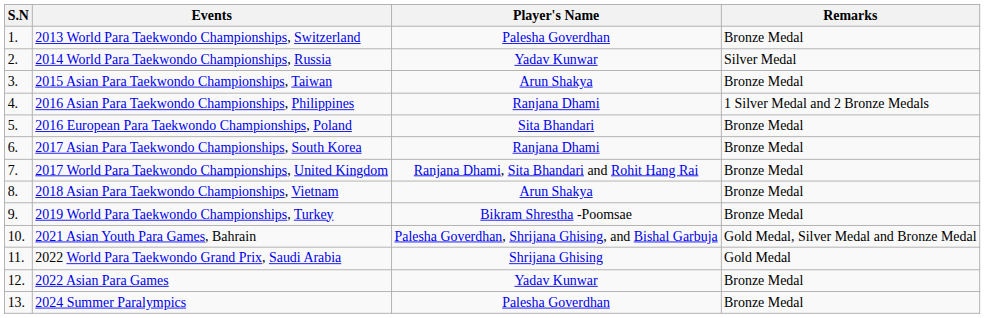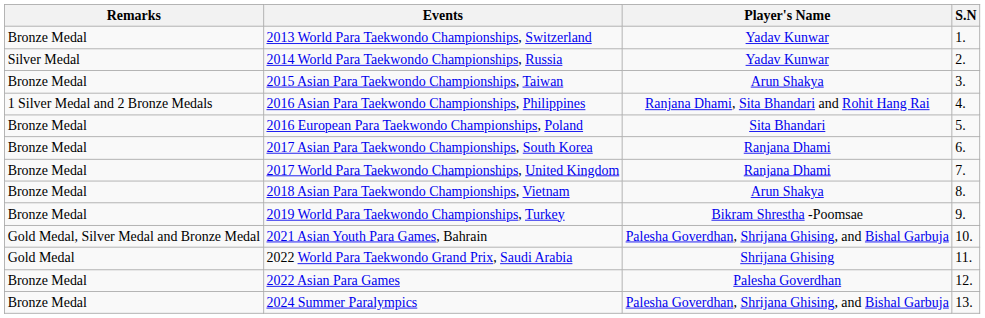columns swapped: (18, 15) <-> (850, 15)
(556, 37) Palesha Goverdhan -> (787, 37) Yadav Kunwar
(556, 103) Ranjana Dhami -> (787, 103) Ranjana Dhami, Sita Bhandari and Rohit Hang Rai
(556, 170) Ranjana Dhami, Sita Bhandari and Rohit Hang Rai -> (787, 170) Ranjana Dhami
(556, 280) Yadav Kunwar -> (787, 280) Palesha Goverdhan
(556, 302) Palesha Goverdhan -> (787, 302) Palesha Goverdhan, Shrijana Ghising, and Bishal Garbuja
